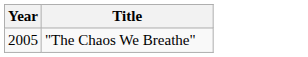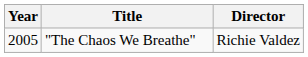+ column: (258, 16)
